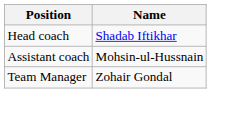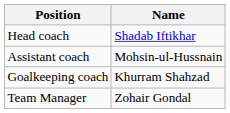+ row: (58, 77)
